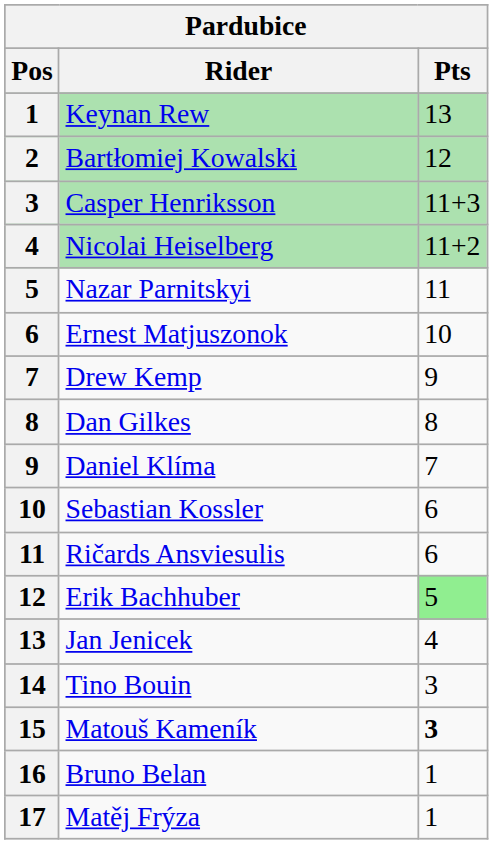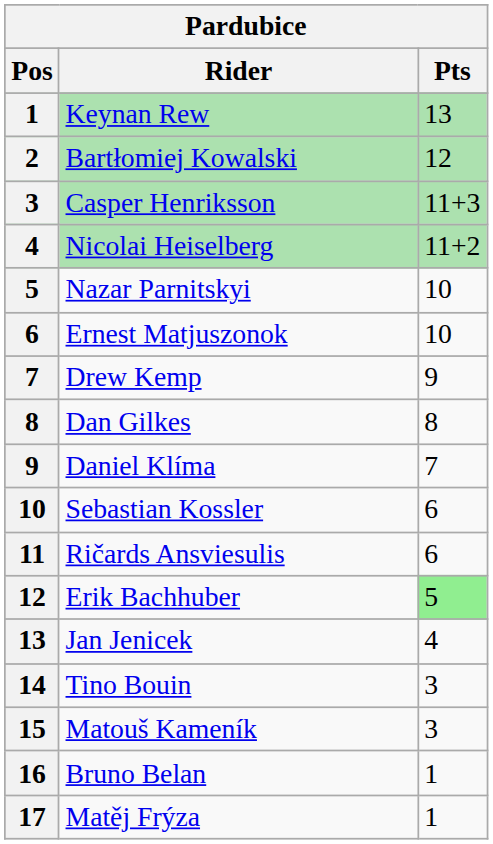(438, 289) 11 -> (438, 289) 10
(431, 728) bold -> (431, 728) normal
